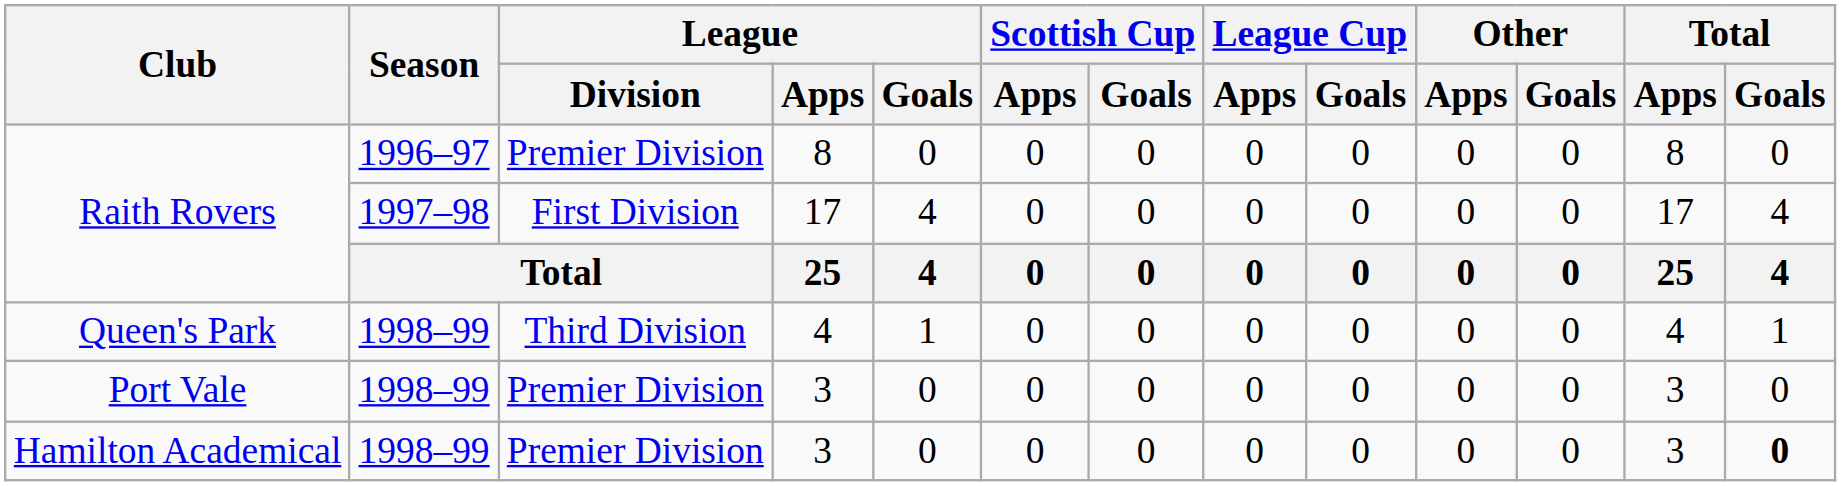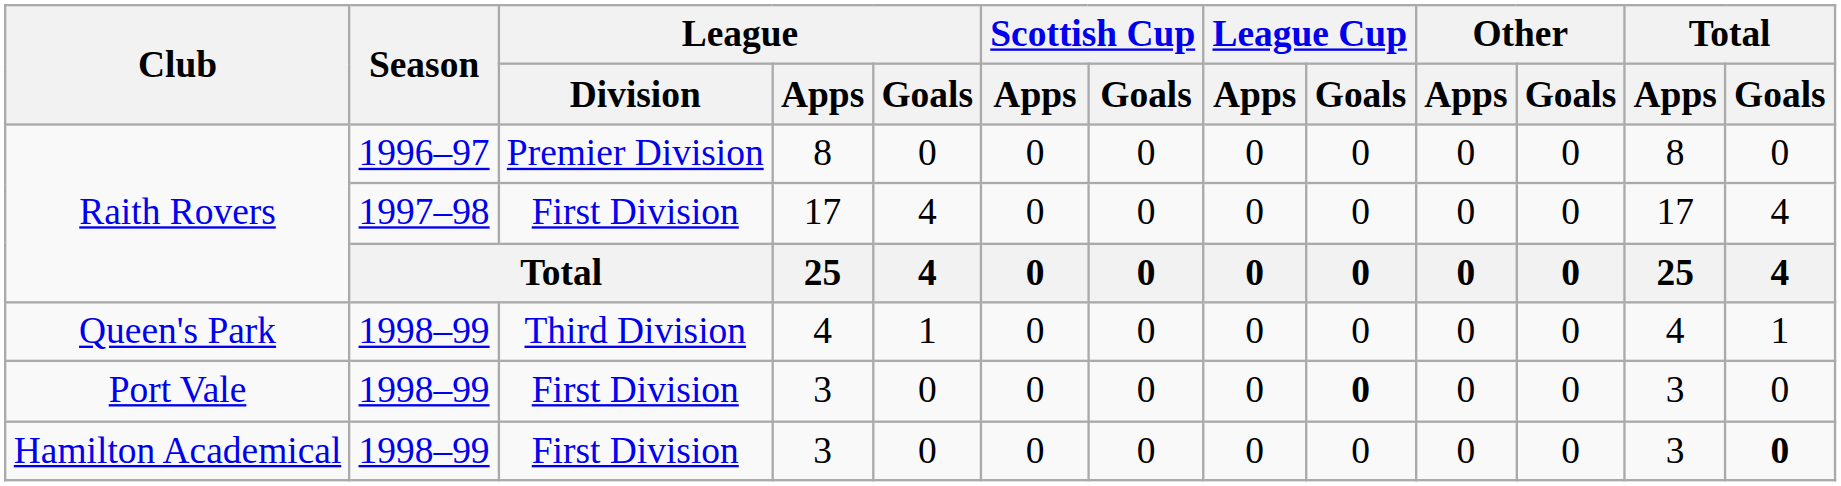(635, 390) Premier Division -> (635, 390) First Division
(1361, 390) normal -> (1361, 390) bold
(635, 449) Premier Division -> (635, 449) First Division
